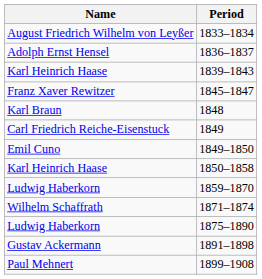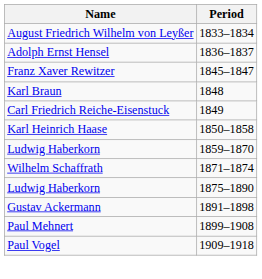- row: (227, 71)
- row: (227, 149)
+ row: (227, 245)
